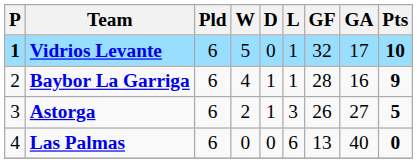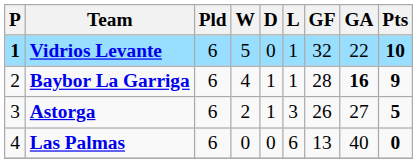(359, 50) 17 -> (359, 50) 22
(359, 81) normal -> (359, 81) bold
